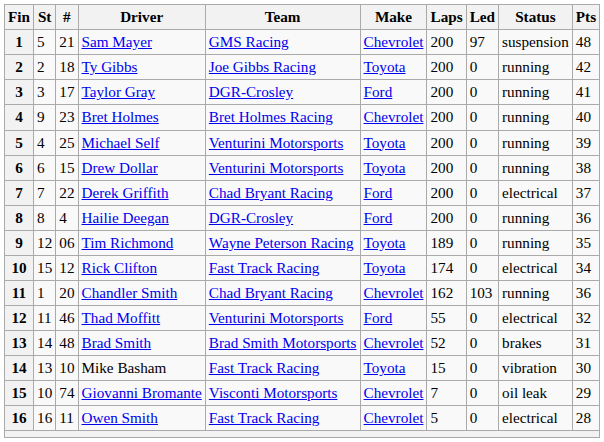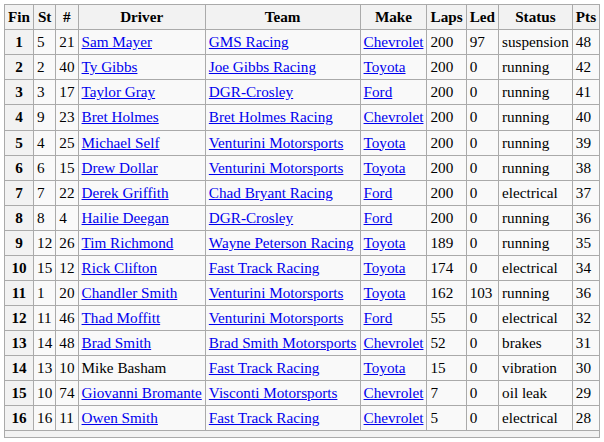(67, 67) 18 -> (67, 67) 40
(67, 242) 06 -> (67, 242) 26
(271, 292) Chad Bryant Racing -> (276, 292) Venturini Motorsports
(394, 292) Chevrolet -> (385, 292) Toyota
